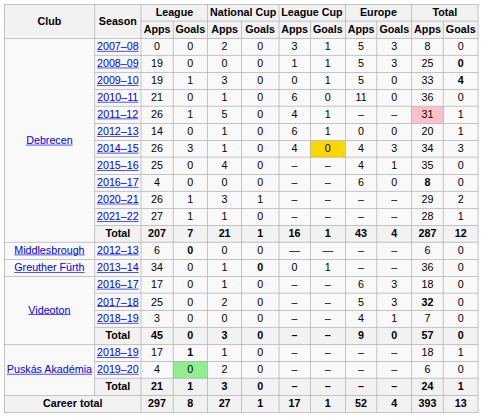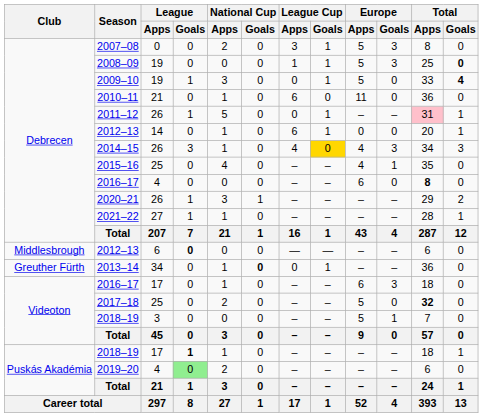(295, 115) 4 -> (295, 115) 0
(394, 302) 3 -> (394, 302) 0
(361, 319) 4 -> (361, 319) 5
